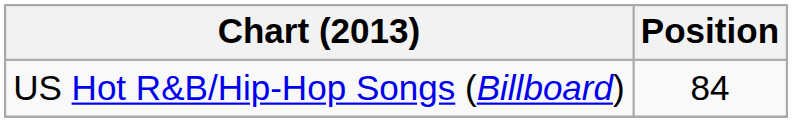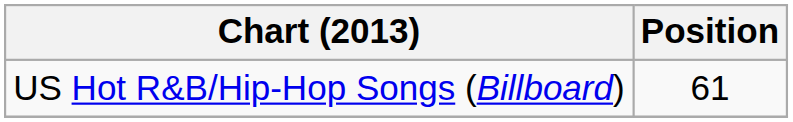(710, 87) 84 -> (710, 87) 61
